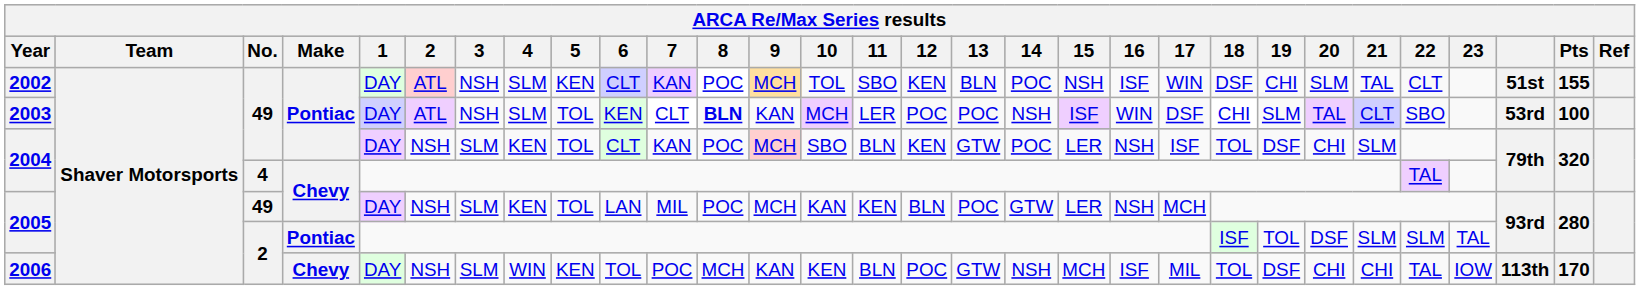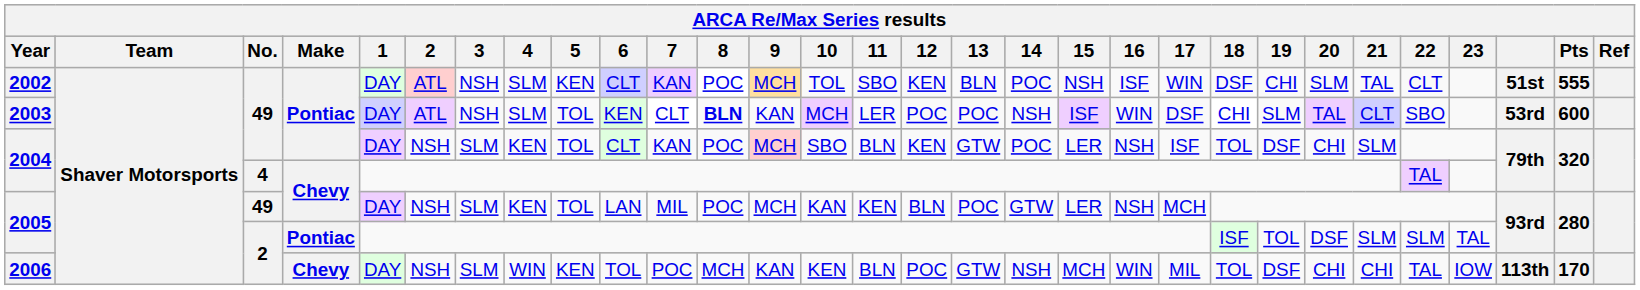(1574, 82) 155 -> (1574, 82) 555
(1574, 113) 100 -> (1574, 113) 600
(1134, 269) ISF -> (1134, 269) WIN
